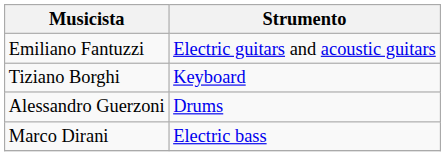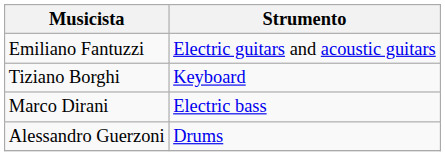rows swapped: (87, 106) <-> (59, 135)
